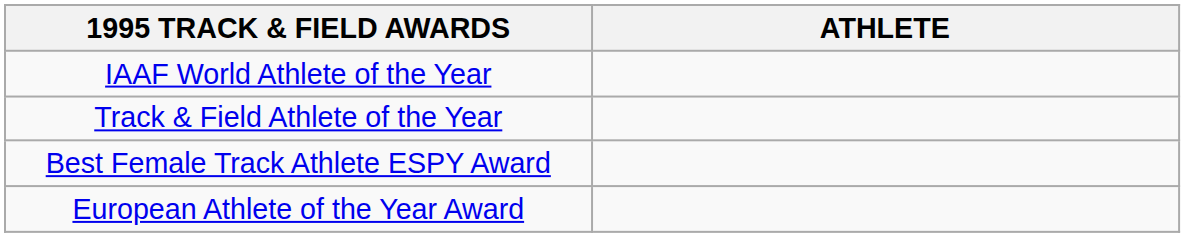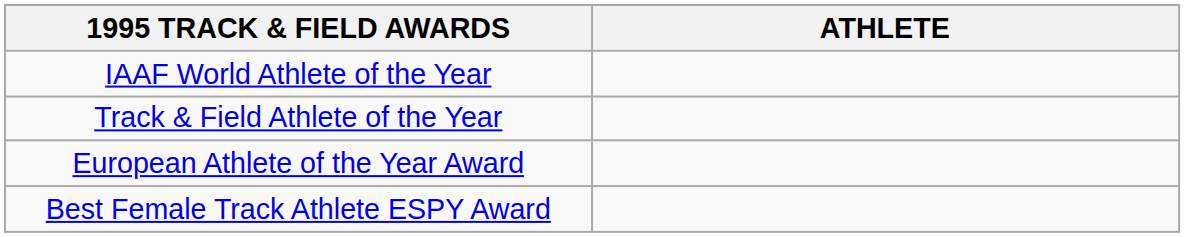rows swapped: (298, 209) <-> (298, 164)
